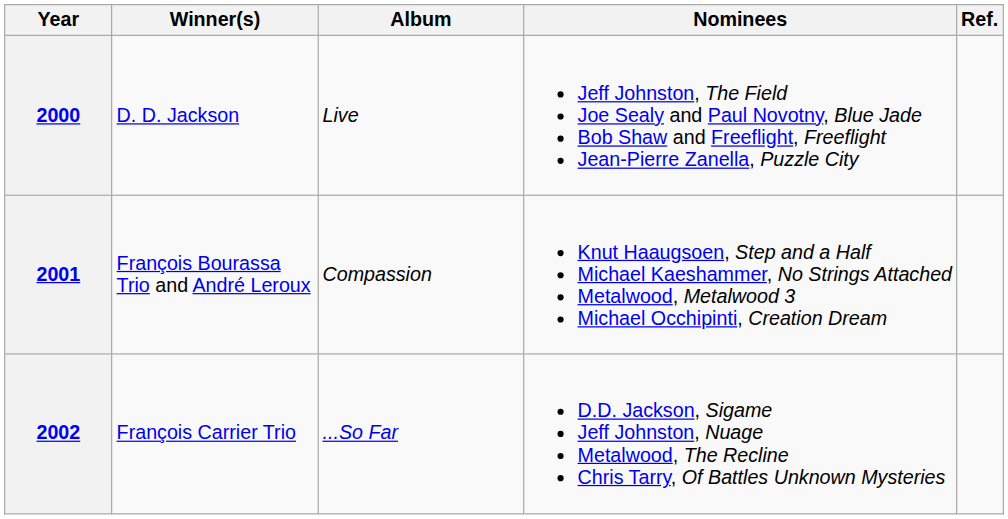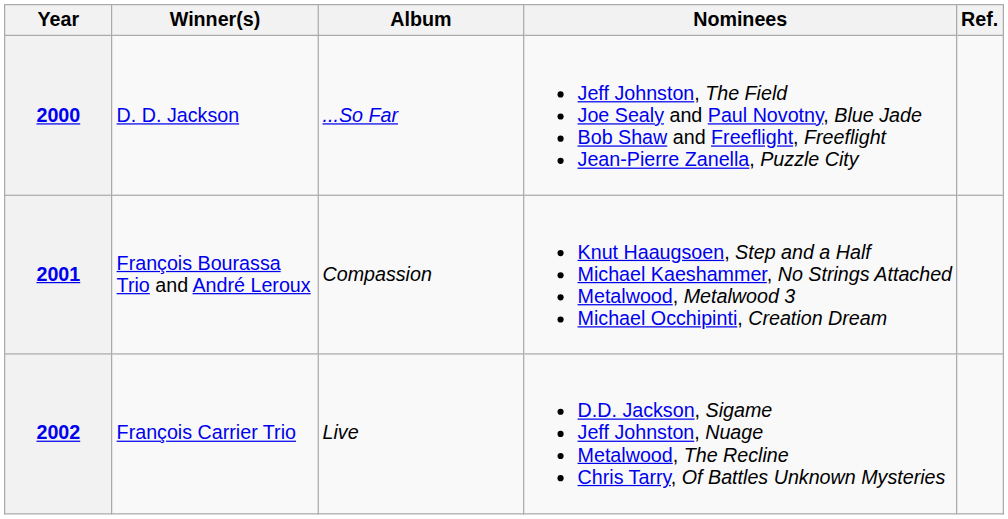(341, 115) Live -> (360, 115) ...So Far
(360, 433) ...So Far -> (341, 433) Live
